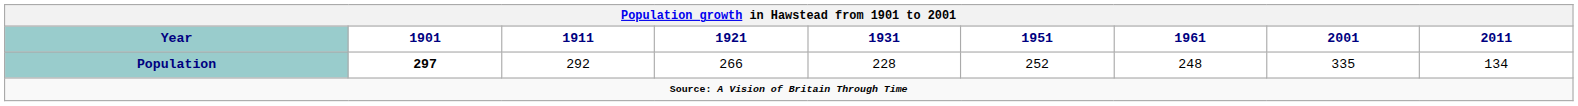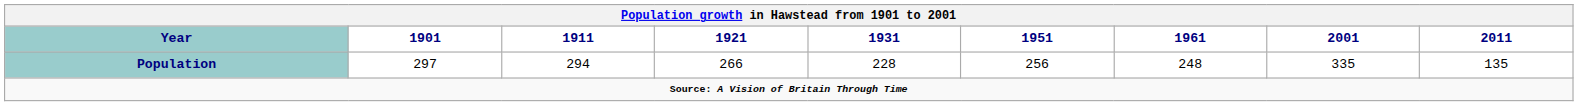(425, 64) bold -> (425, 64) normal
(578, 64) 292 -> (578, 64) 294
(1037, 64) 252 -> (1037, 64) 256
(1496, 64) 134 -> (1496, 64) 135
